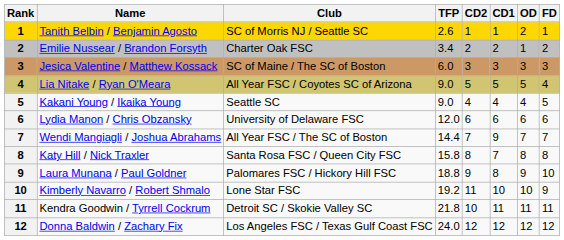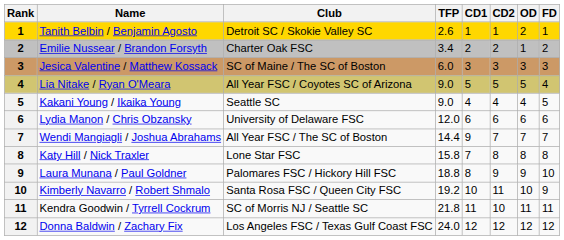columns swapped: (504, 13) <-> (476, 13)
(297, 31) SC of Morris NJ / Seattle SC -> (299, 31) Detroit SC / Skokie Valley SC
(314, 155) Santa Rosa FSC / Queen City FSC -> (263, 155) Lone Star FSC
(263, 191) Lone Star FSC -> (314, 191) Santa Rosa FSC / Queen City FSC
(299, 208) Detroit SC / Skokie Valley SC -> (297, 208) SC of Morris NJ / Seattle SC
